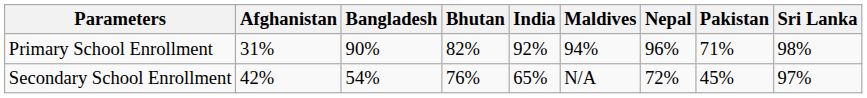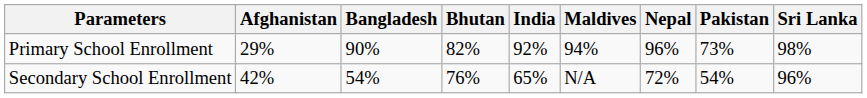(257, 48) 31% -> (257, 48) 29%
(717, 48) 71% -> (717, 48) 73%
(717, 78) 45% -> (717, 78) 54%
(795, 78) 97% -> (795, 78) 96%
